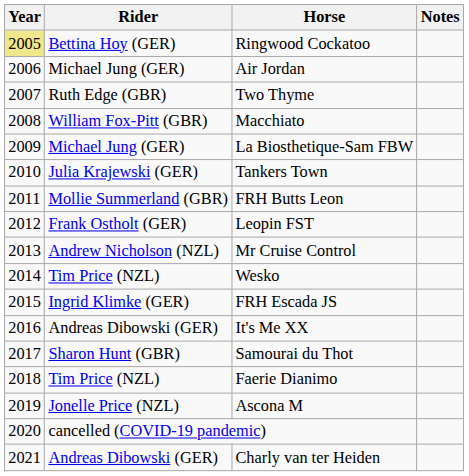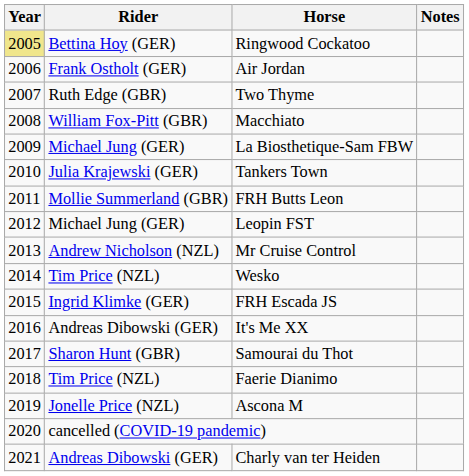(116, 69) Michael Jung (GER) -> (117, 69) Frank Ostholt (GER)
(117, 224) Frank Ostholt (GER) -> (116, 224) Michael Jung (GER)
